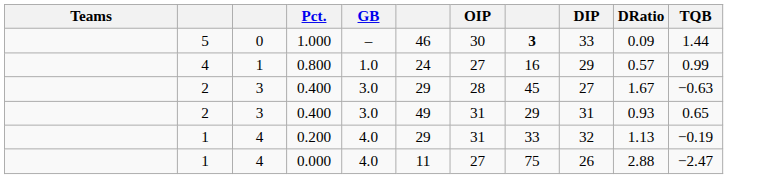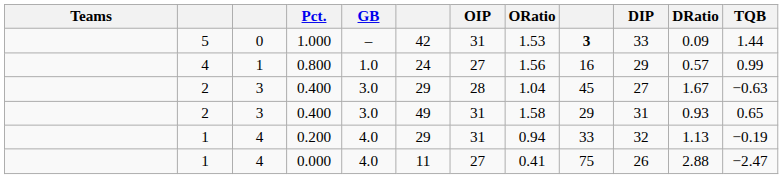+ column: (532, 16)
(423, 40) 46 -> (423, 40) 42
(478, 40) 30 -> (478, 40) 31
